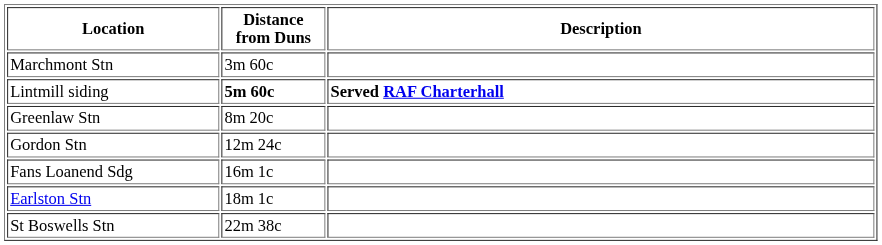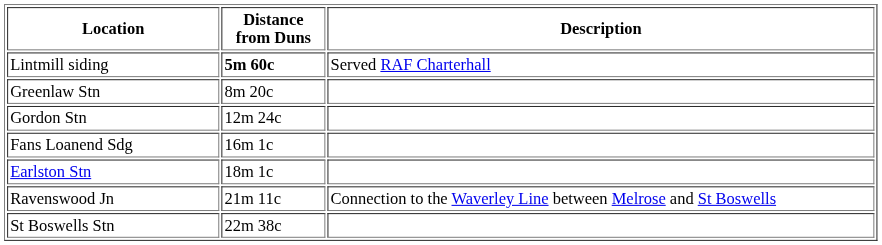- row: (62, 64)
(417, 91) bold -> (411, 64) normal
+ row: (62, 198)
